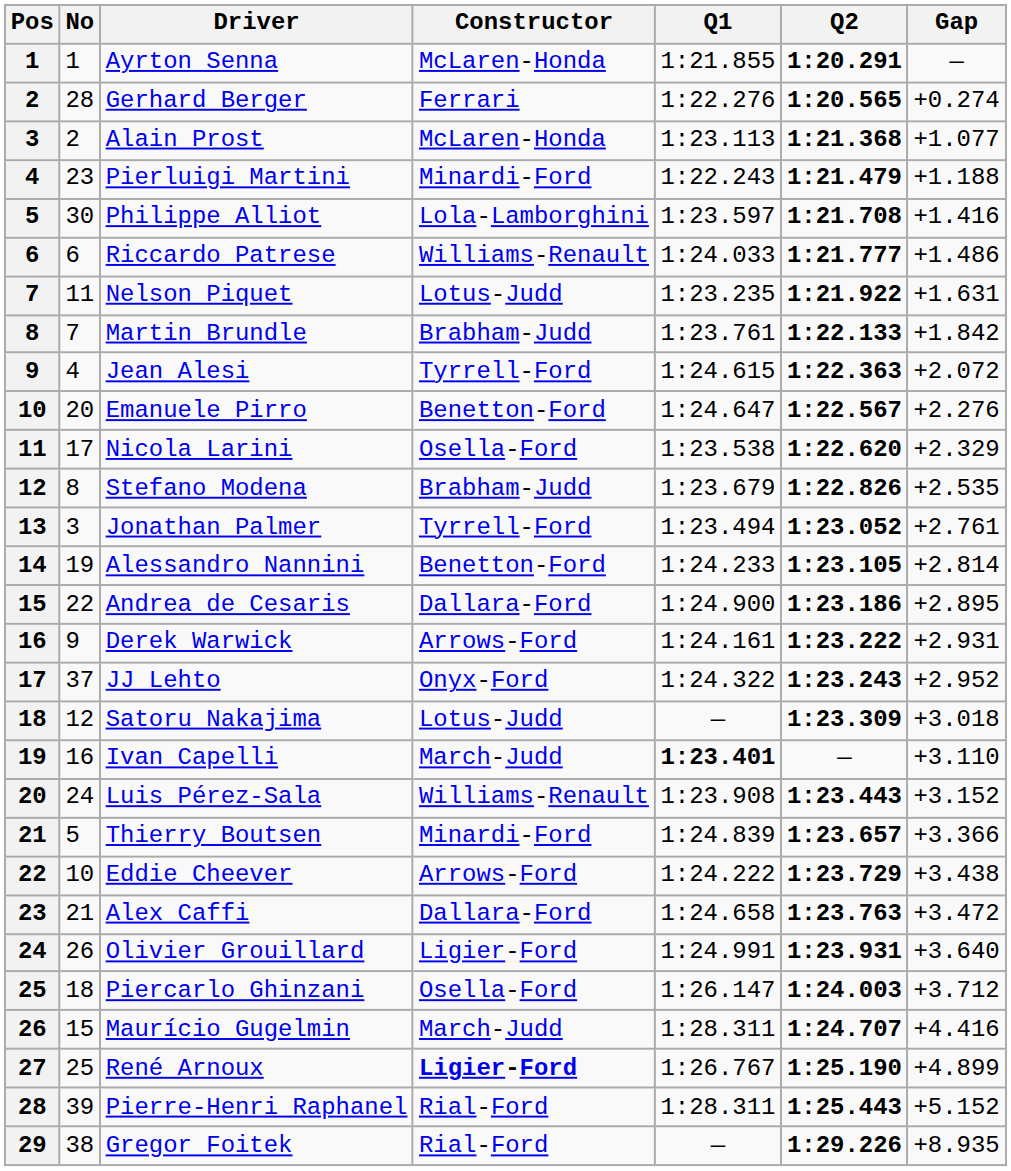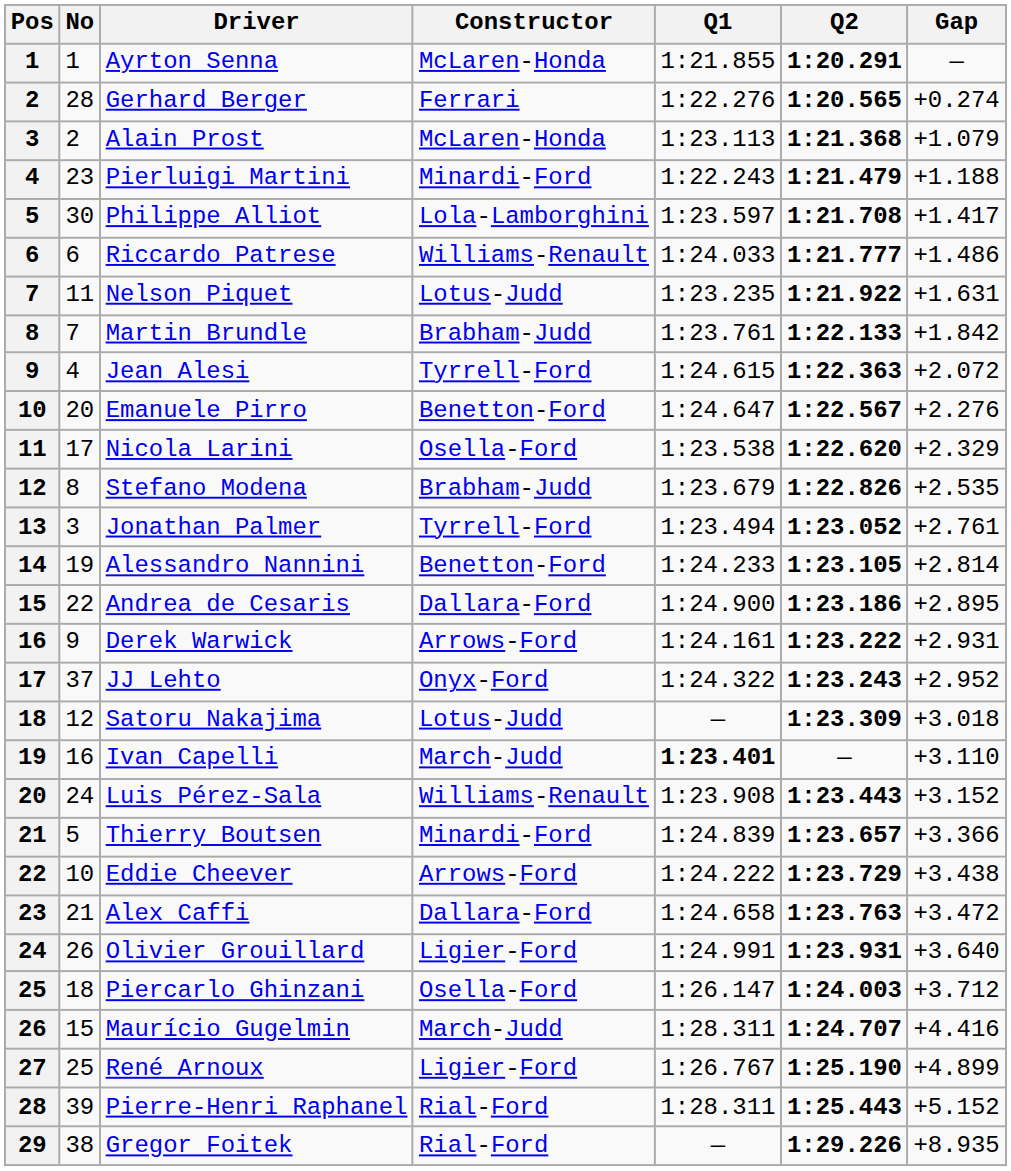(957, 141) +1.077 -> (957, 141) +1.079
(957, 218) +1.416 -> (957, 218) +1.417
(498, 1069) bold -> (498, 1069) normal
